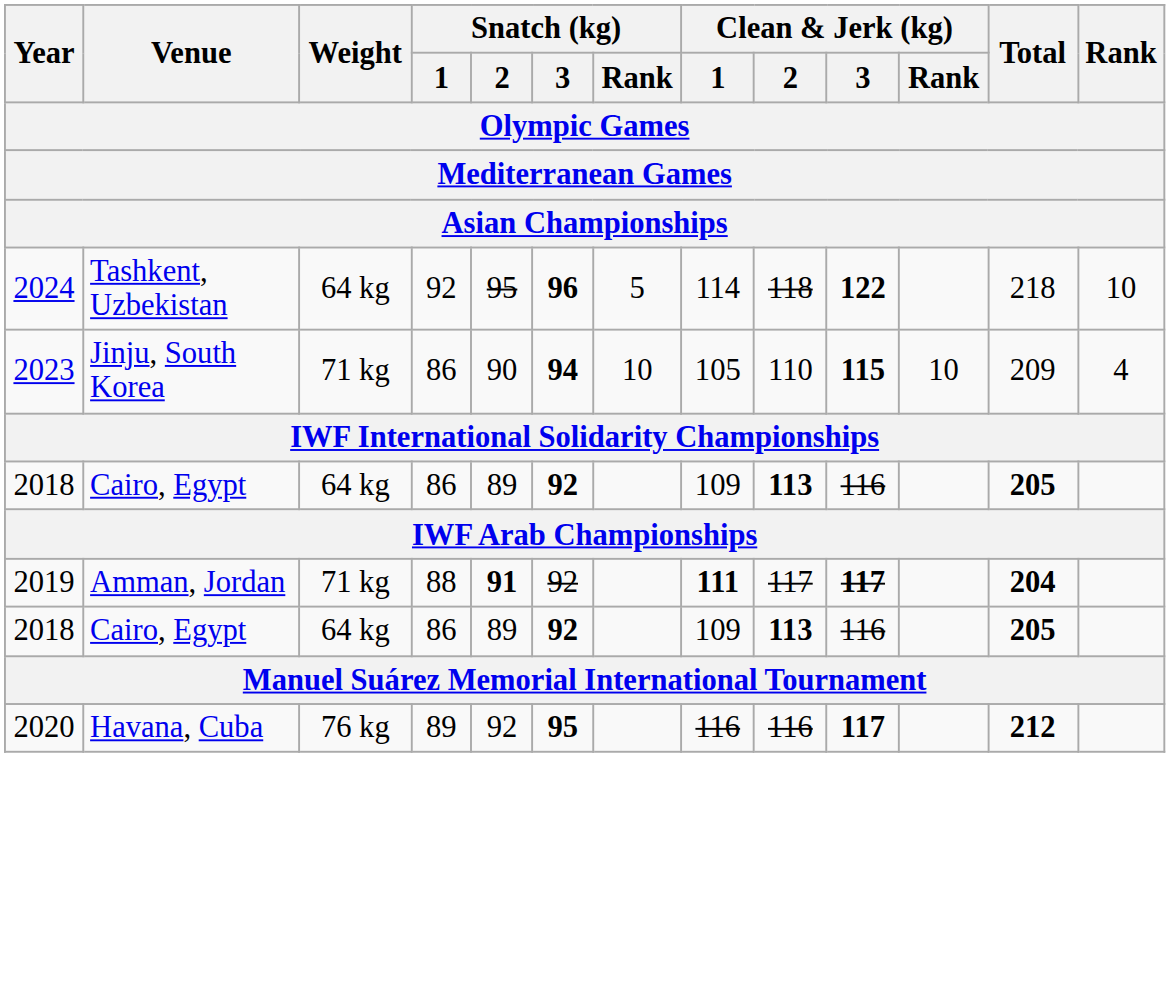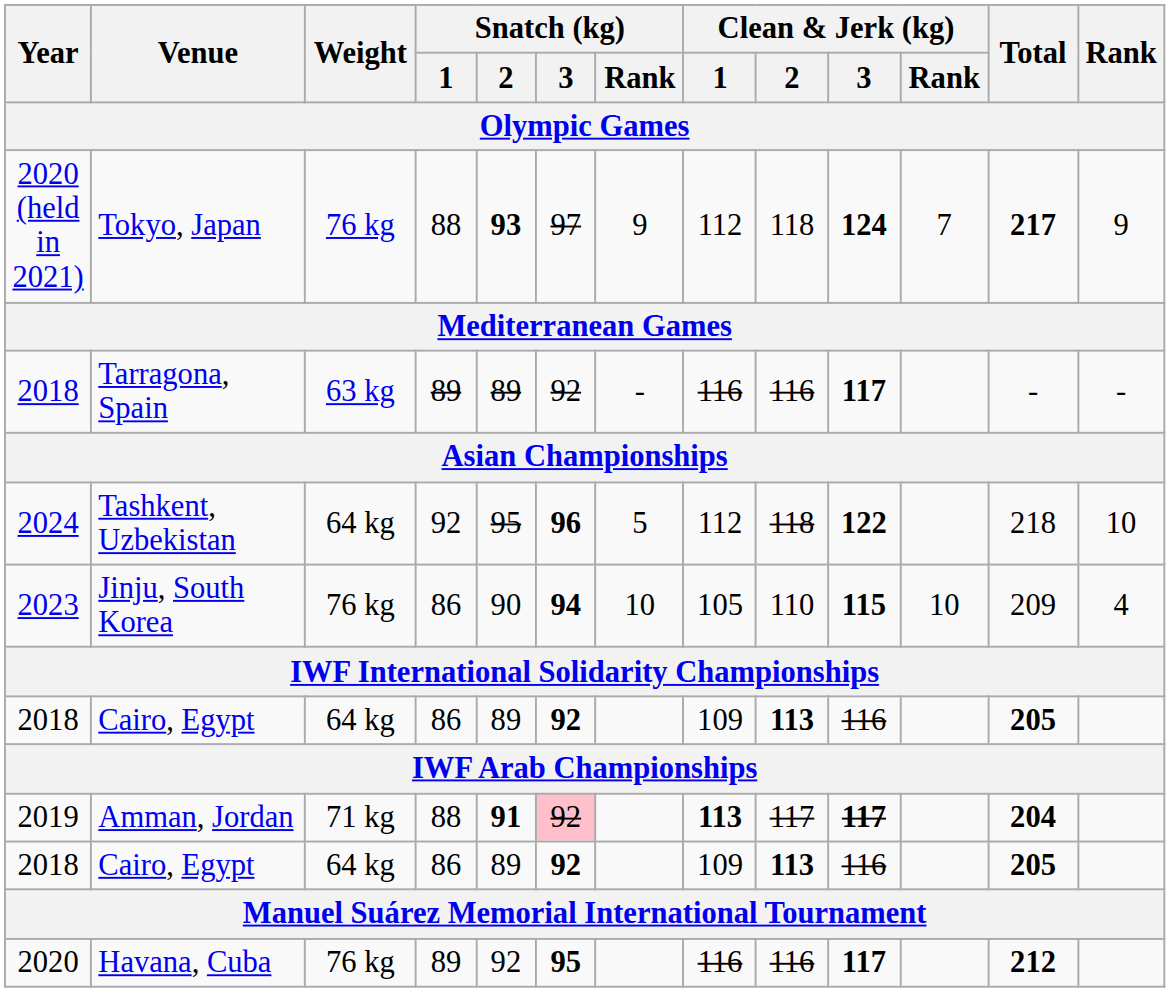+ row: (48, 225)
+ row: (48, 391)
(718, 288) 114 -> (720, 522) 112
(355, 371) 71 kg -> (360, 605) 76 kg
(563, 582) no background -> (566, 816) pink background
(718, 582) 111 -> (720, 816) 113
